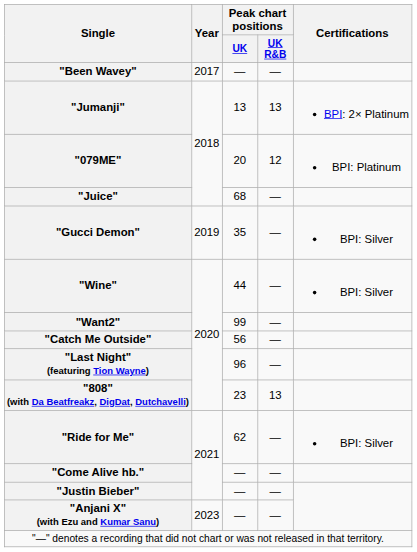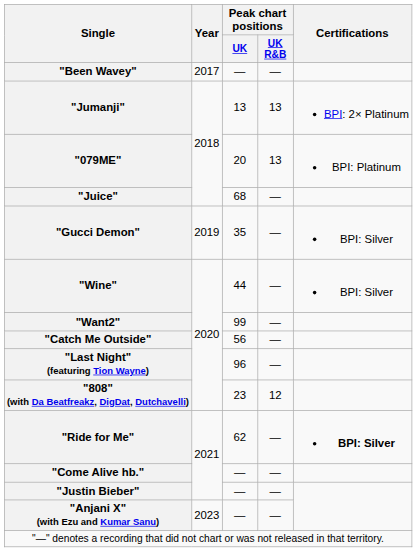(275, 161) 12 -> (275, 161) 13
(275, 395) 13 -> (275, 395) 12
(352, 444) normal -> (352, 444) bold
